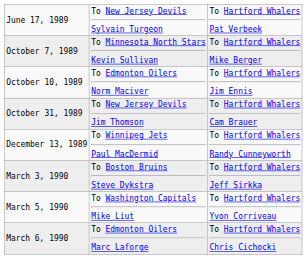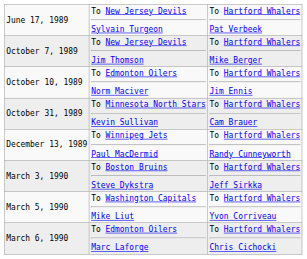(148, 51) To Minnesota North Stars Kevin Sullivan -> (148, 51) To New Jersey Devils Jim Thomson
(148, 114) To New Jersey Devils Jim Thomson -> (148, 114) To Minnesota North Stars Kevin Sullivan
